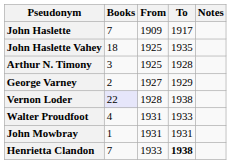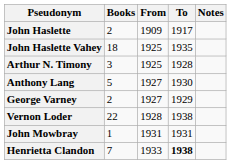(109, 30) 7 -> (109, 30) 2
+ row: (41, 82)
(112, 99) lavender background -> (112, 116) no background
- row: (48, 116)
